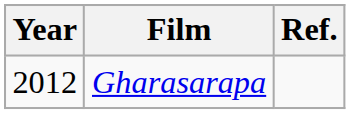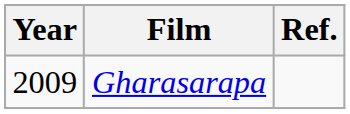(45, 81) 2012 -> (45, 81) 2009
